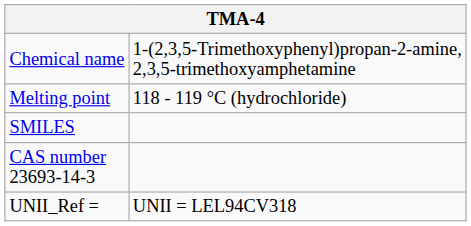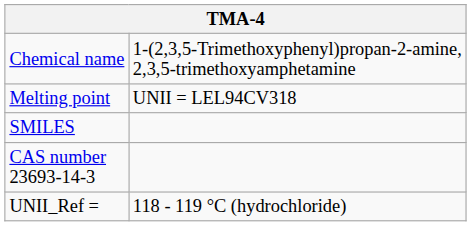(240, 98) 118 - 119 °C (hydrochloride) -> (215, 98) UNII = LEL94CV318
(215, 206) UNII = LEL94CV318 -> (240, 206) 118 - 119 °C (hydrochloride)
